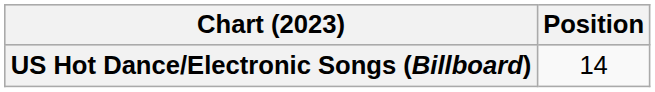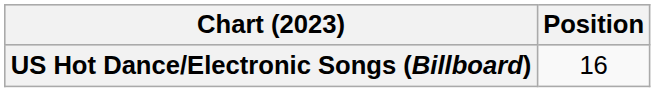(594, 65) 14 -> (594, 65) 16
